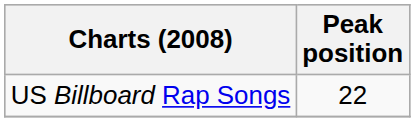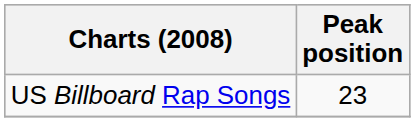(353, 95) 22 -> (353, 95) 23
